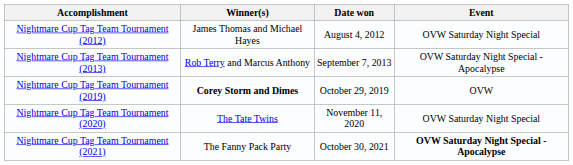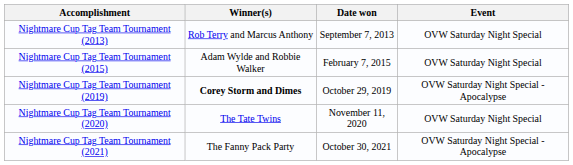- row: (92, 34)
(481, 62) OVW Saturday Night Special - Apocalypse -> (483, 34) OVW Saturday Night Special
+ row: (95, 62)
(481, 90) OVW -> (483, 90) OVW Saturday Night Special - Apocalypse
(481, 146) bold -> (483, 146) normal
